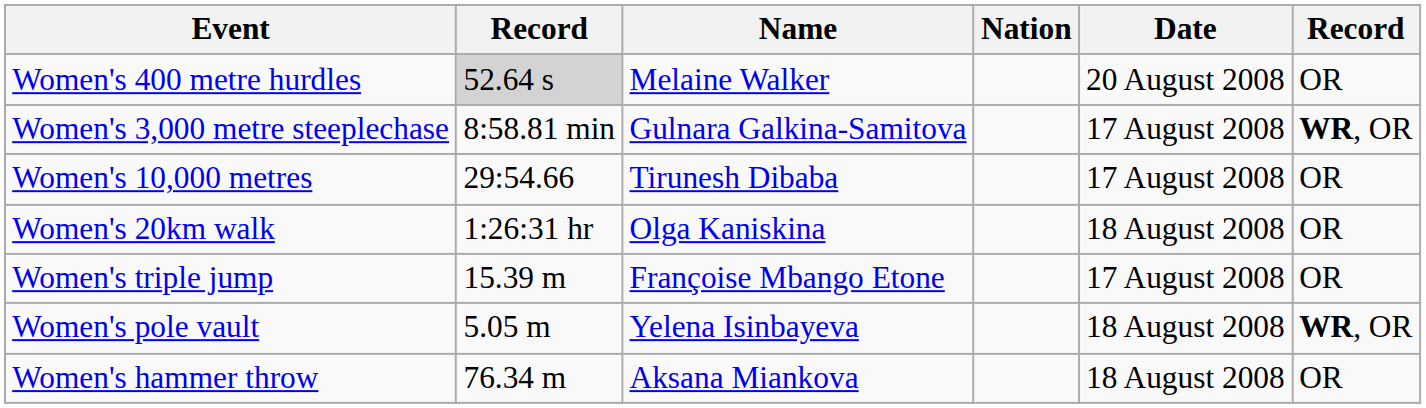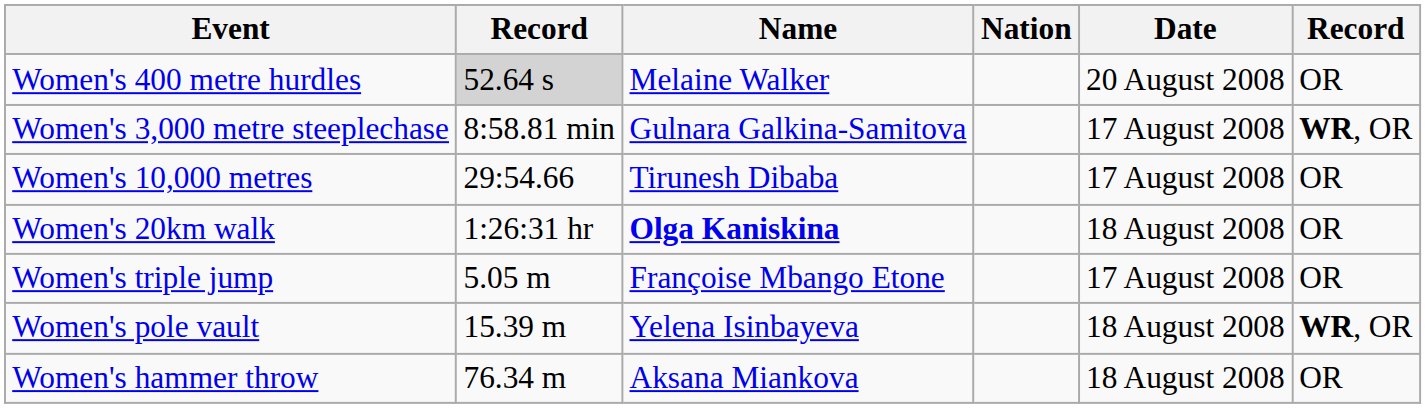(728, 228) normal -> (735, 228) bold
(515, 278) 15.39 m -> (507, 278) 5.05 m
(507, 327) 5.05 m -> (515, 327) 15.39 m
